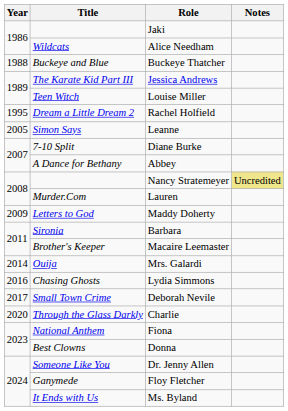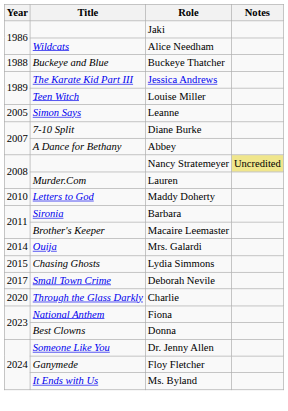- row: (181, 113)
(17, 213) 2009 -> (17, 197) 2010
(17, 280) 2016 -> (17, 264) 2015
